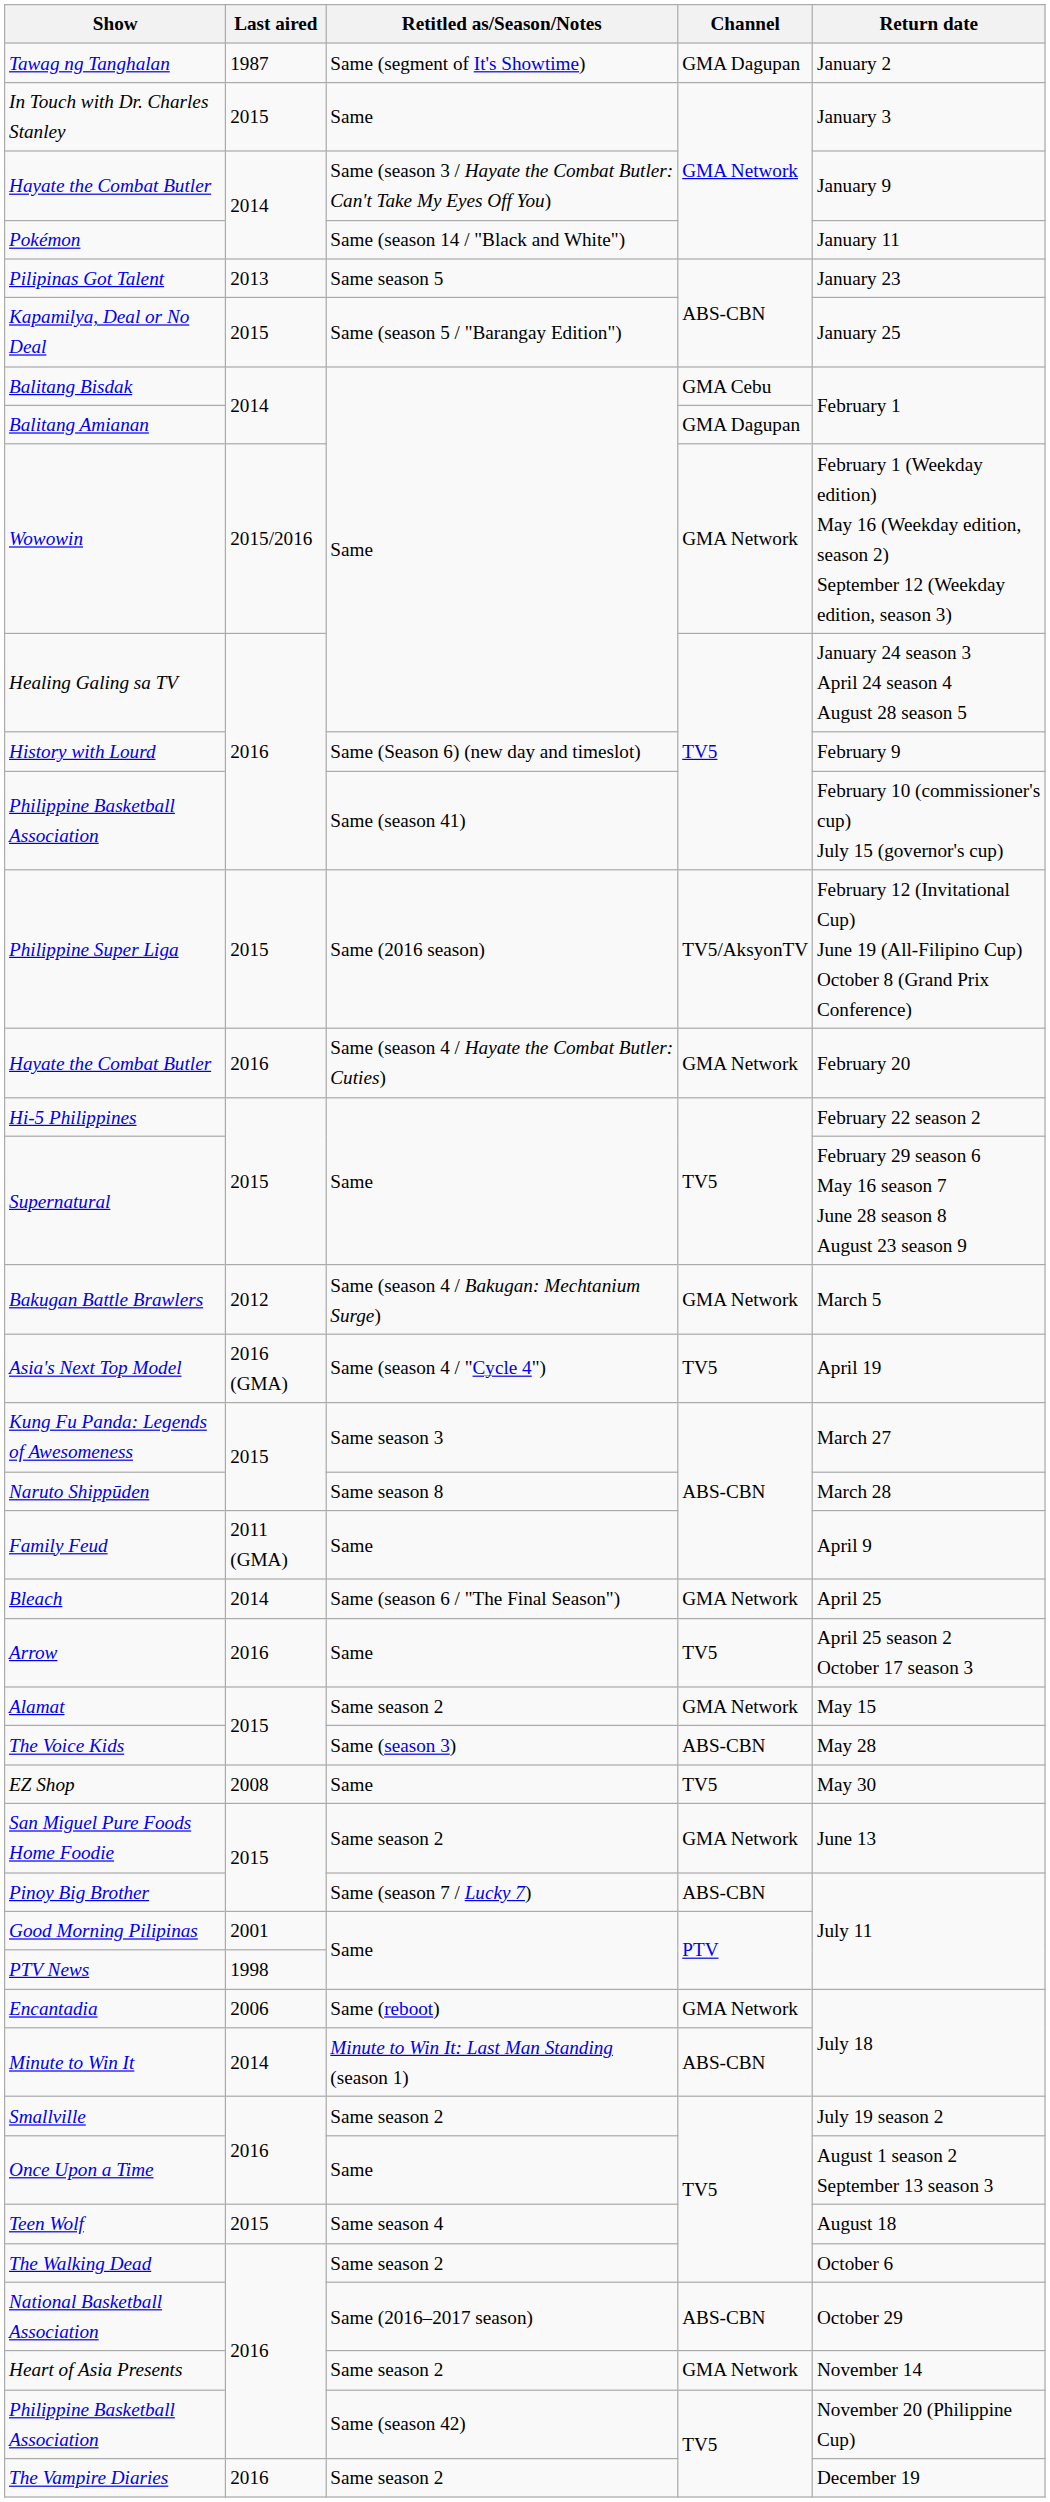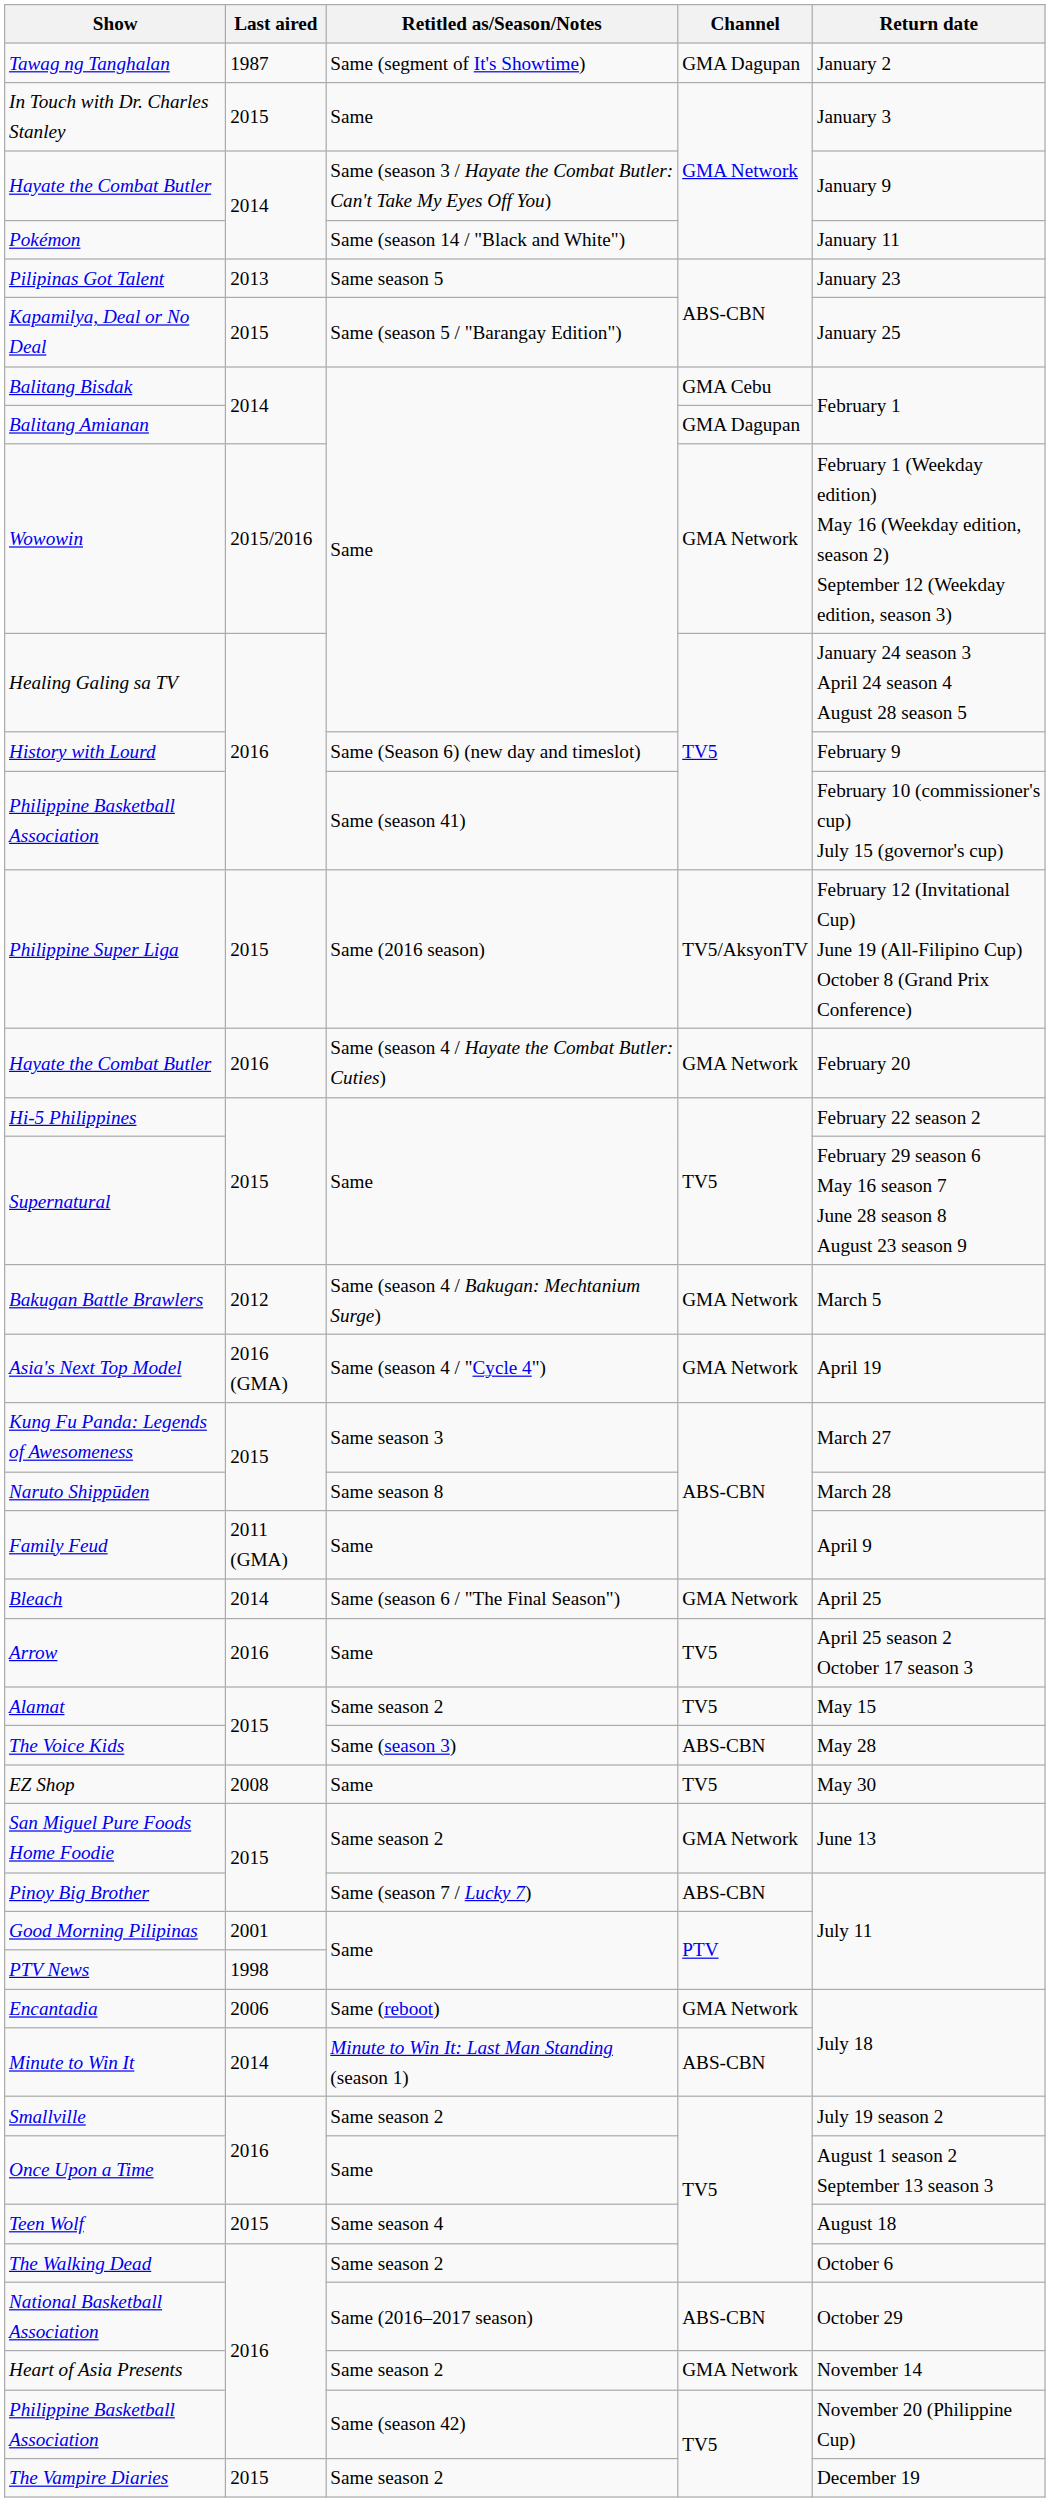(700, 1368) TV5 -> (740, 1368) GMA Network
(740, 1706) GMA Network -> (700, 1706) TV5
(249, 2478) 2016 -> (249, 2478) 2015
